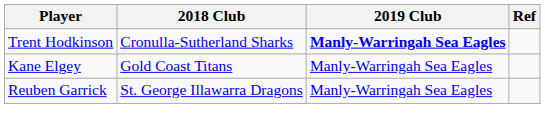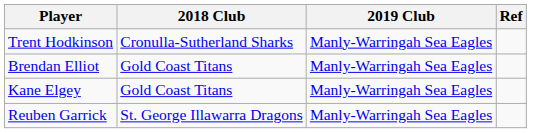(408, 41) bold -> (401, 41) normal
+ row: (54, 66)
